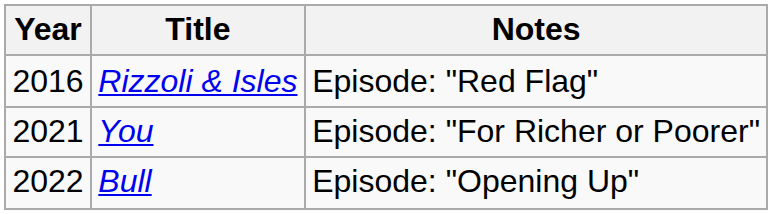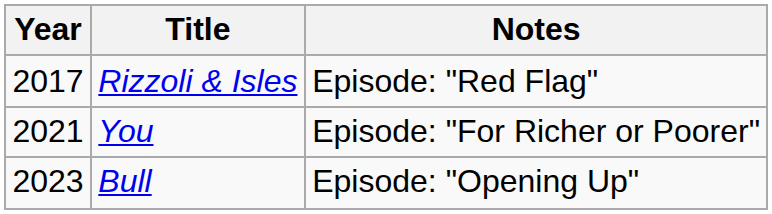(48, 80) 2016 -> (48, 80) 2017
(48, 182) 2022 -> (48, 182) 2023
